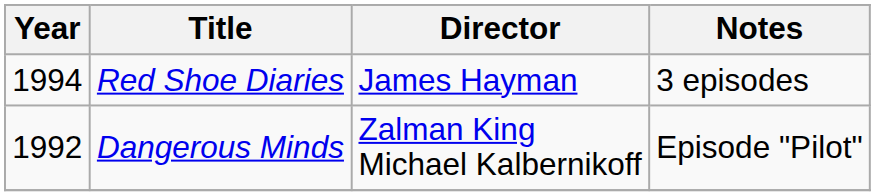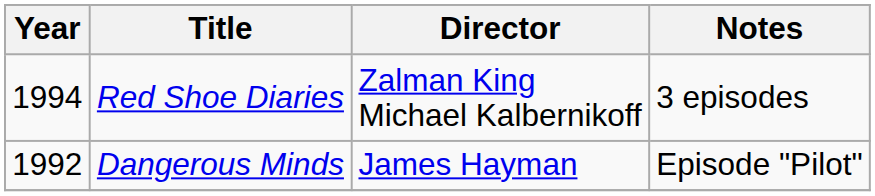(468, 79) James Hayman -> (500, 97) Zalman King Michael Kalbernikoff
(500, 147) Zalman King Michael Kalbernikoff -> (468, 164) James Hayman
